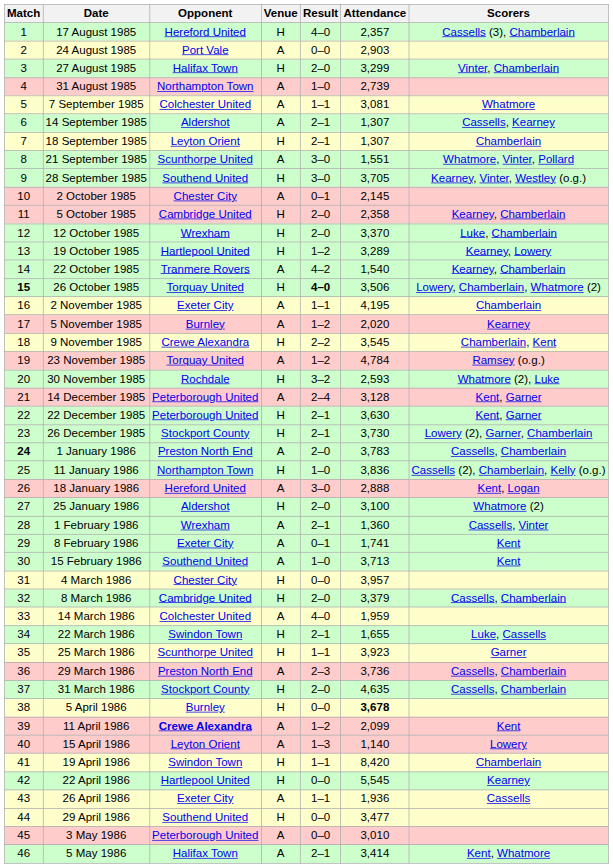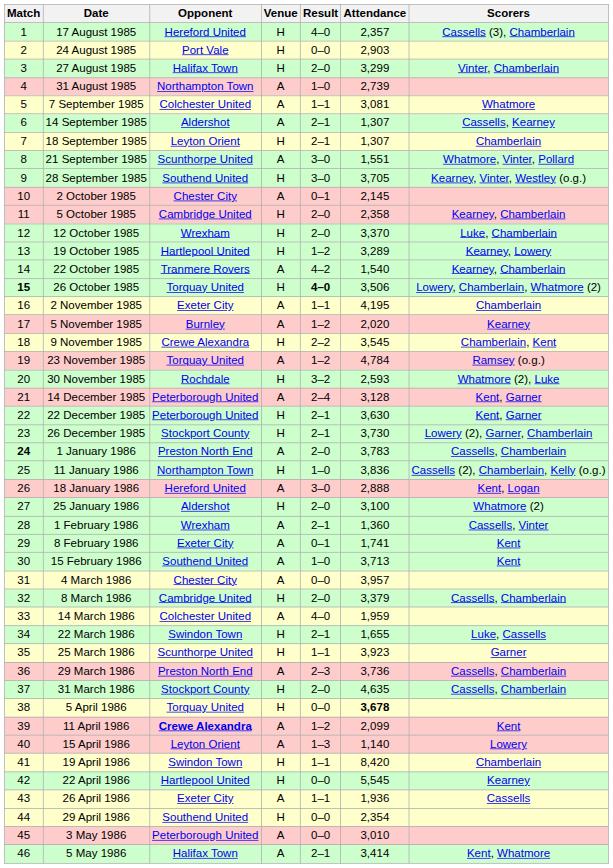(281, 50) A -> (281, 50) H
(281, 580) H -> (281, 580) A
(205, 707) Burnley -> (205, 707) Torquay United
(375, 817) 3,477 -> (375, 817) 2,354
